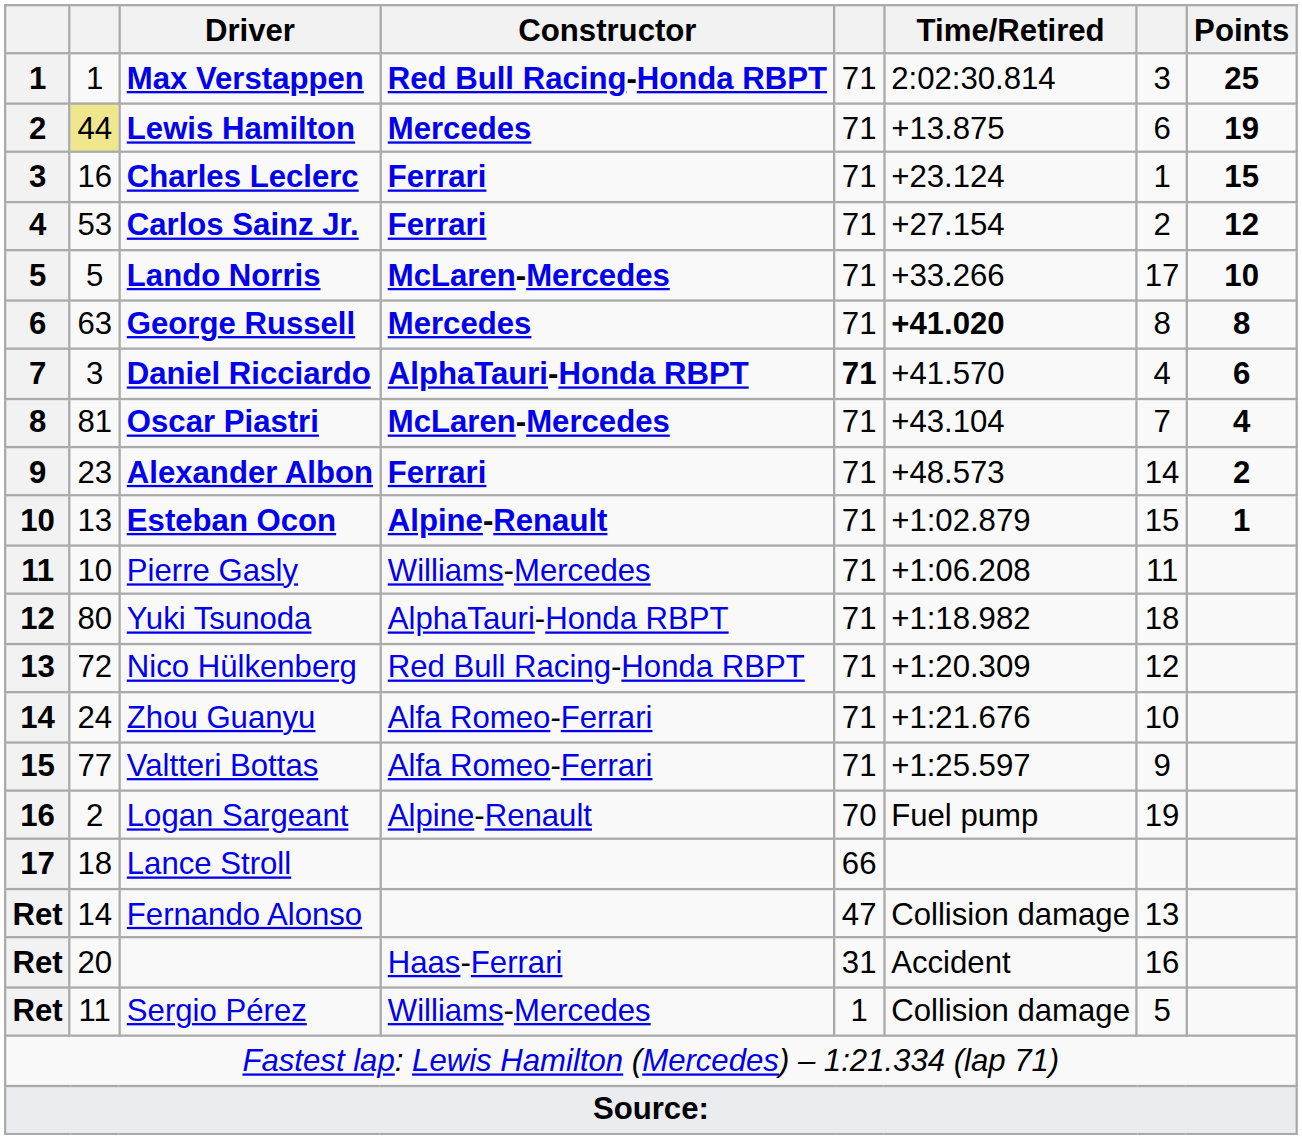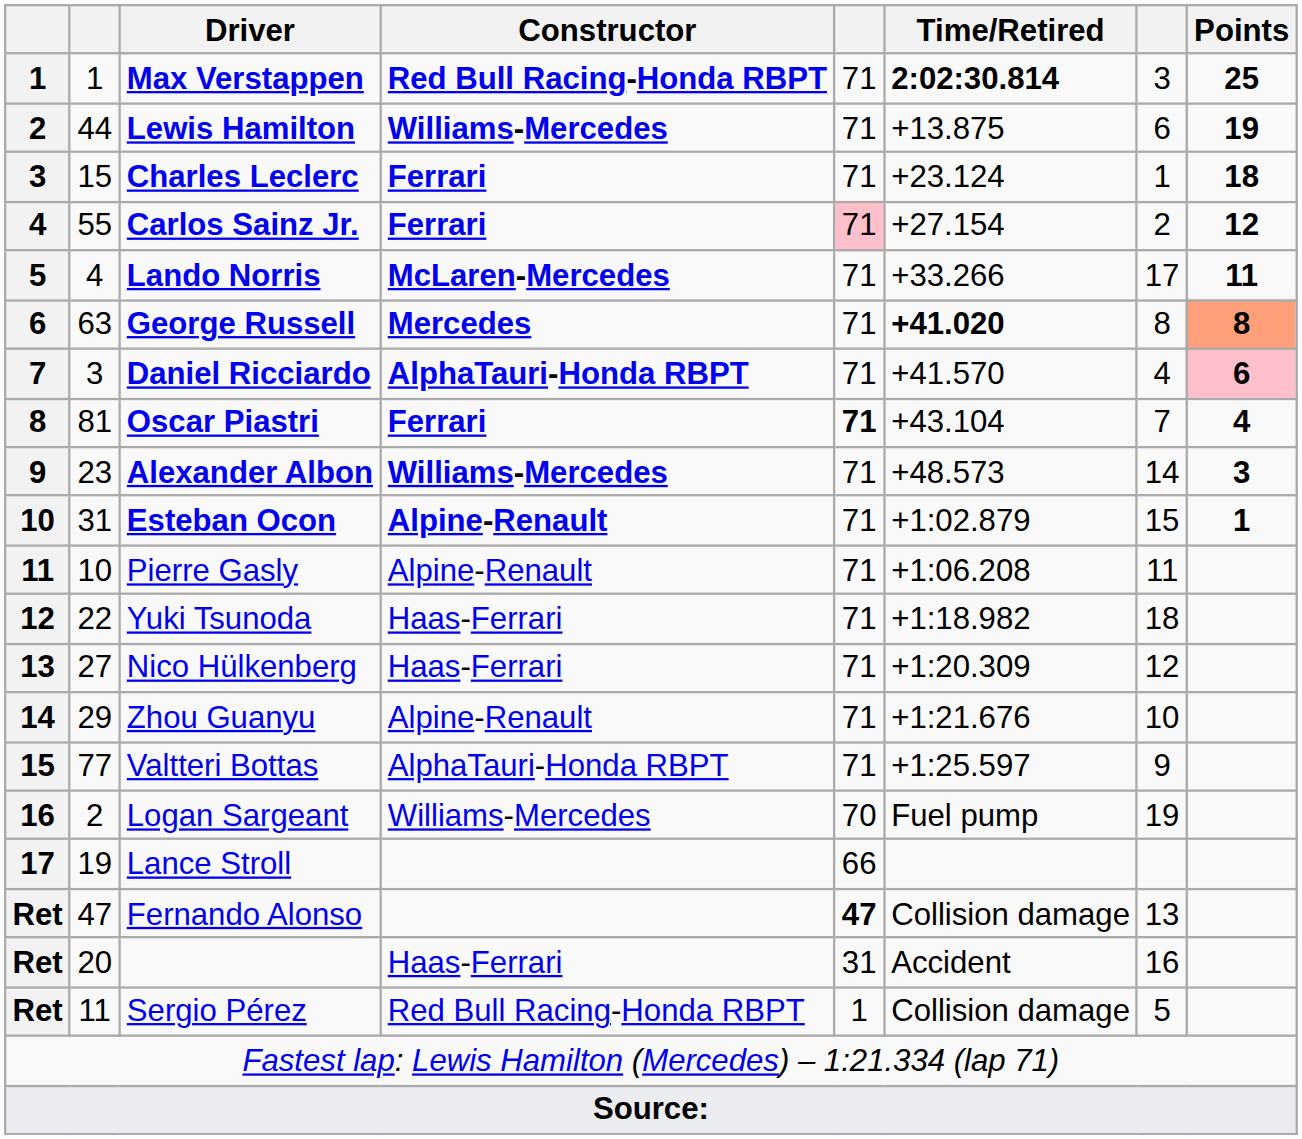(973, 78) normal -> (975, 78) bold
(95, 127) khaki background -> (95, 127) no background
(460, 127) Mercedes -> (528, 127) Williams-Mercedes
(95, 177) 16 -> (95, 177) 15
(1242, 177) 15 -> (1242, 177) 18
(95, 226) 53 -> (95, 226) 55
(859, 226) no background -> (859, 226) pink background
(95, 275) 5 -> (95, 275) 4
(1242, 275) 10 -> (1242, 275) 11
(1242, 324) no background -> (1242, 324) lightsalmon background
(859, 373) bold -> (859, 373) normal
(1242, 373) no background -> (1242, 373) pink background
(529, 422) McLaren-Mercedes -> (437, 422) Ferrari
(859, 422) normal -> (859, 422) bold
(437, 471) Ferrari -> (528, 471) Williams-Mercedes
(1242, 471) 2 -> (1242, 471) 3
(95, 520) 13 -> (95, 520) 31
(519, 569) Williams-Mercedes -> (490, 569) Alpine-Renault
(95, 618) 80 -> (95, 618) 22
(558, 618) AlphaTauri-Honda RBPT -> (475, 618) Haas-Ferrari
(95, 667) 72 -> (95, 667) 27
(596, 667) Red Bull Racing-Honda RBPT -> (475, 667) Haas-Ferrari
(95, 717) 24 -> (95, 717) 29
(520, 717) Alfa Romeo-Ferrari -> (490, 717) Alpine-Renault
(520, 766) Alfa Romeo-Ferrari -> (558, 766) AlphaTauri-Honda RBPT
(490, 815) Alpine-Renault -> (519, 815) Williams-Mercedes
(95, 864) 18 -> (95, 864) 19
(95, 913) 14 -> (95, 913) 47
(859, 913) normal -> (859, 913) bold
(519, 1011) Williams-Mercedes -> (596, 1011) Red Bull Racing-Honda RBPT
